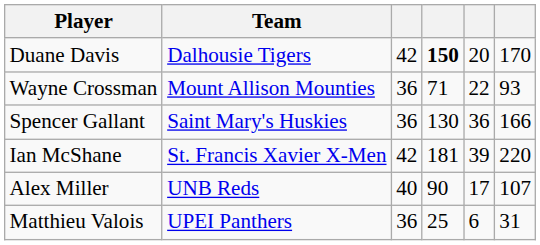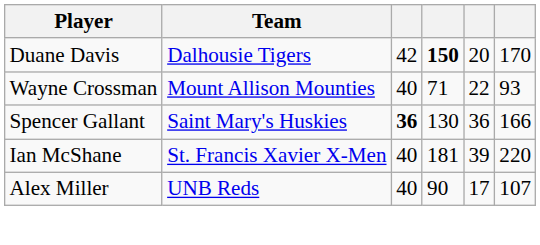(407, 88) 36 -> (407, 88) 40
(407, 121) normal -> (407, 121) bold
(407, 155) 42 -> (407, 155) 40
- row: (77, 222)
